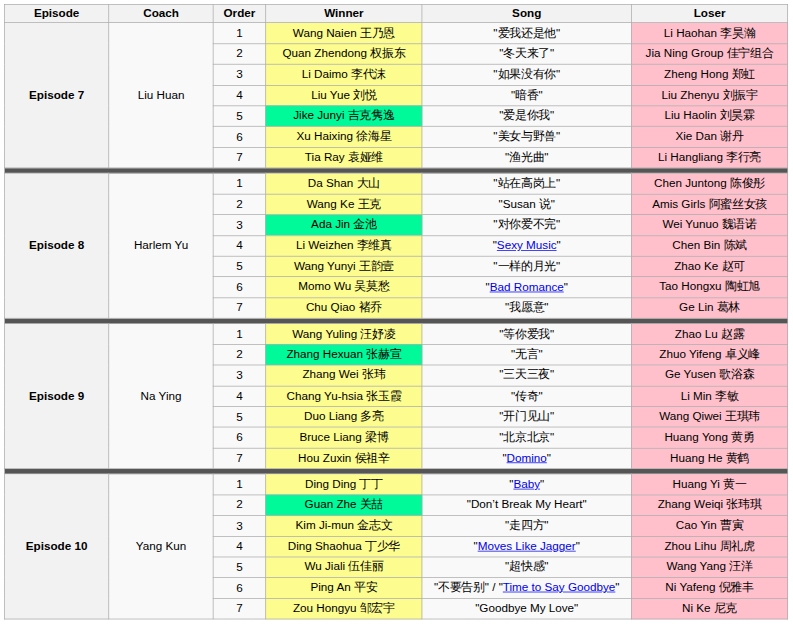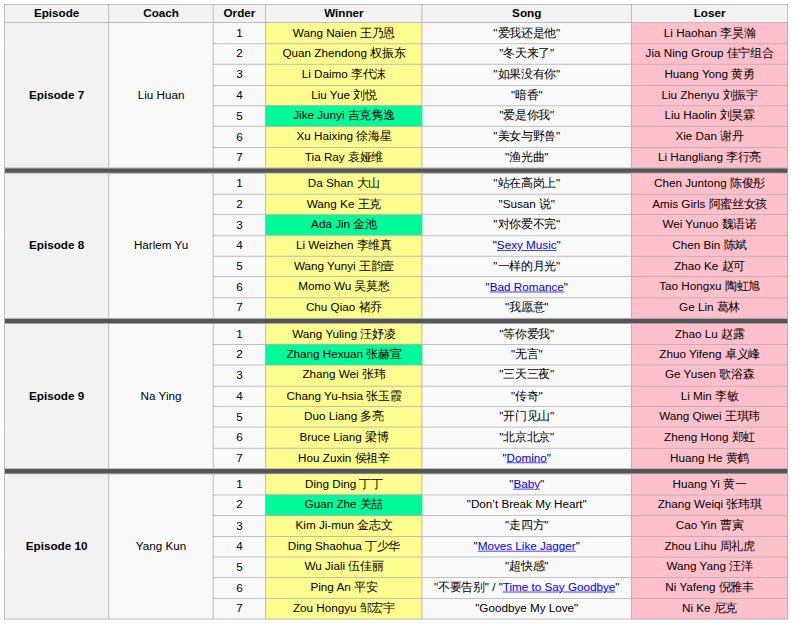(710, 74) Zheng Hong 郑虹 -> (710, 74) Huang Yong 黄勇
(710, 437) Huang Yong 黄勇 -> (710, 437) Zheng Hong 郑虹
